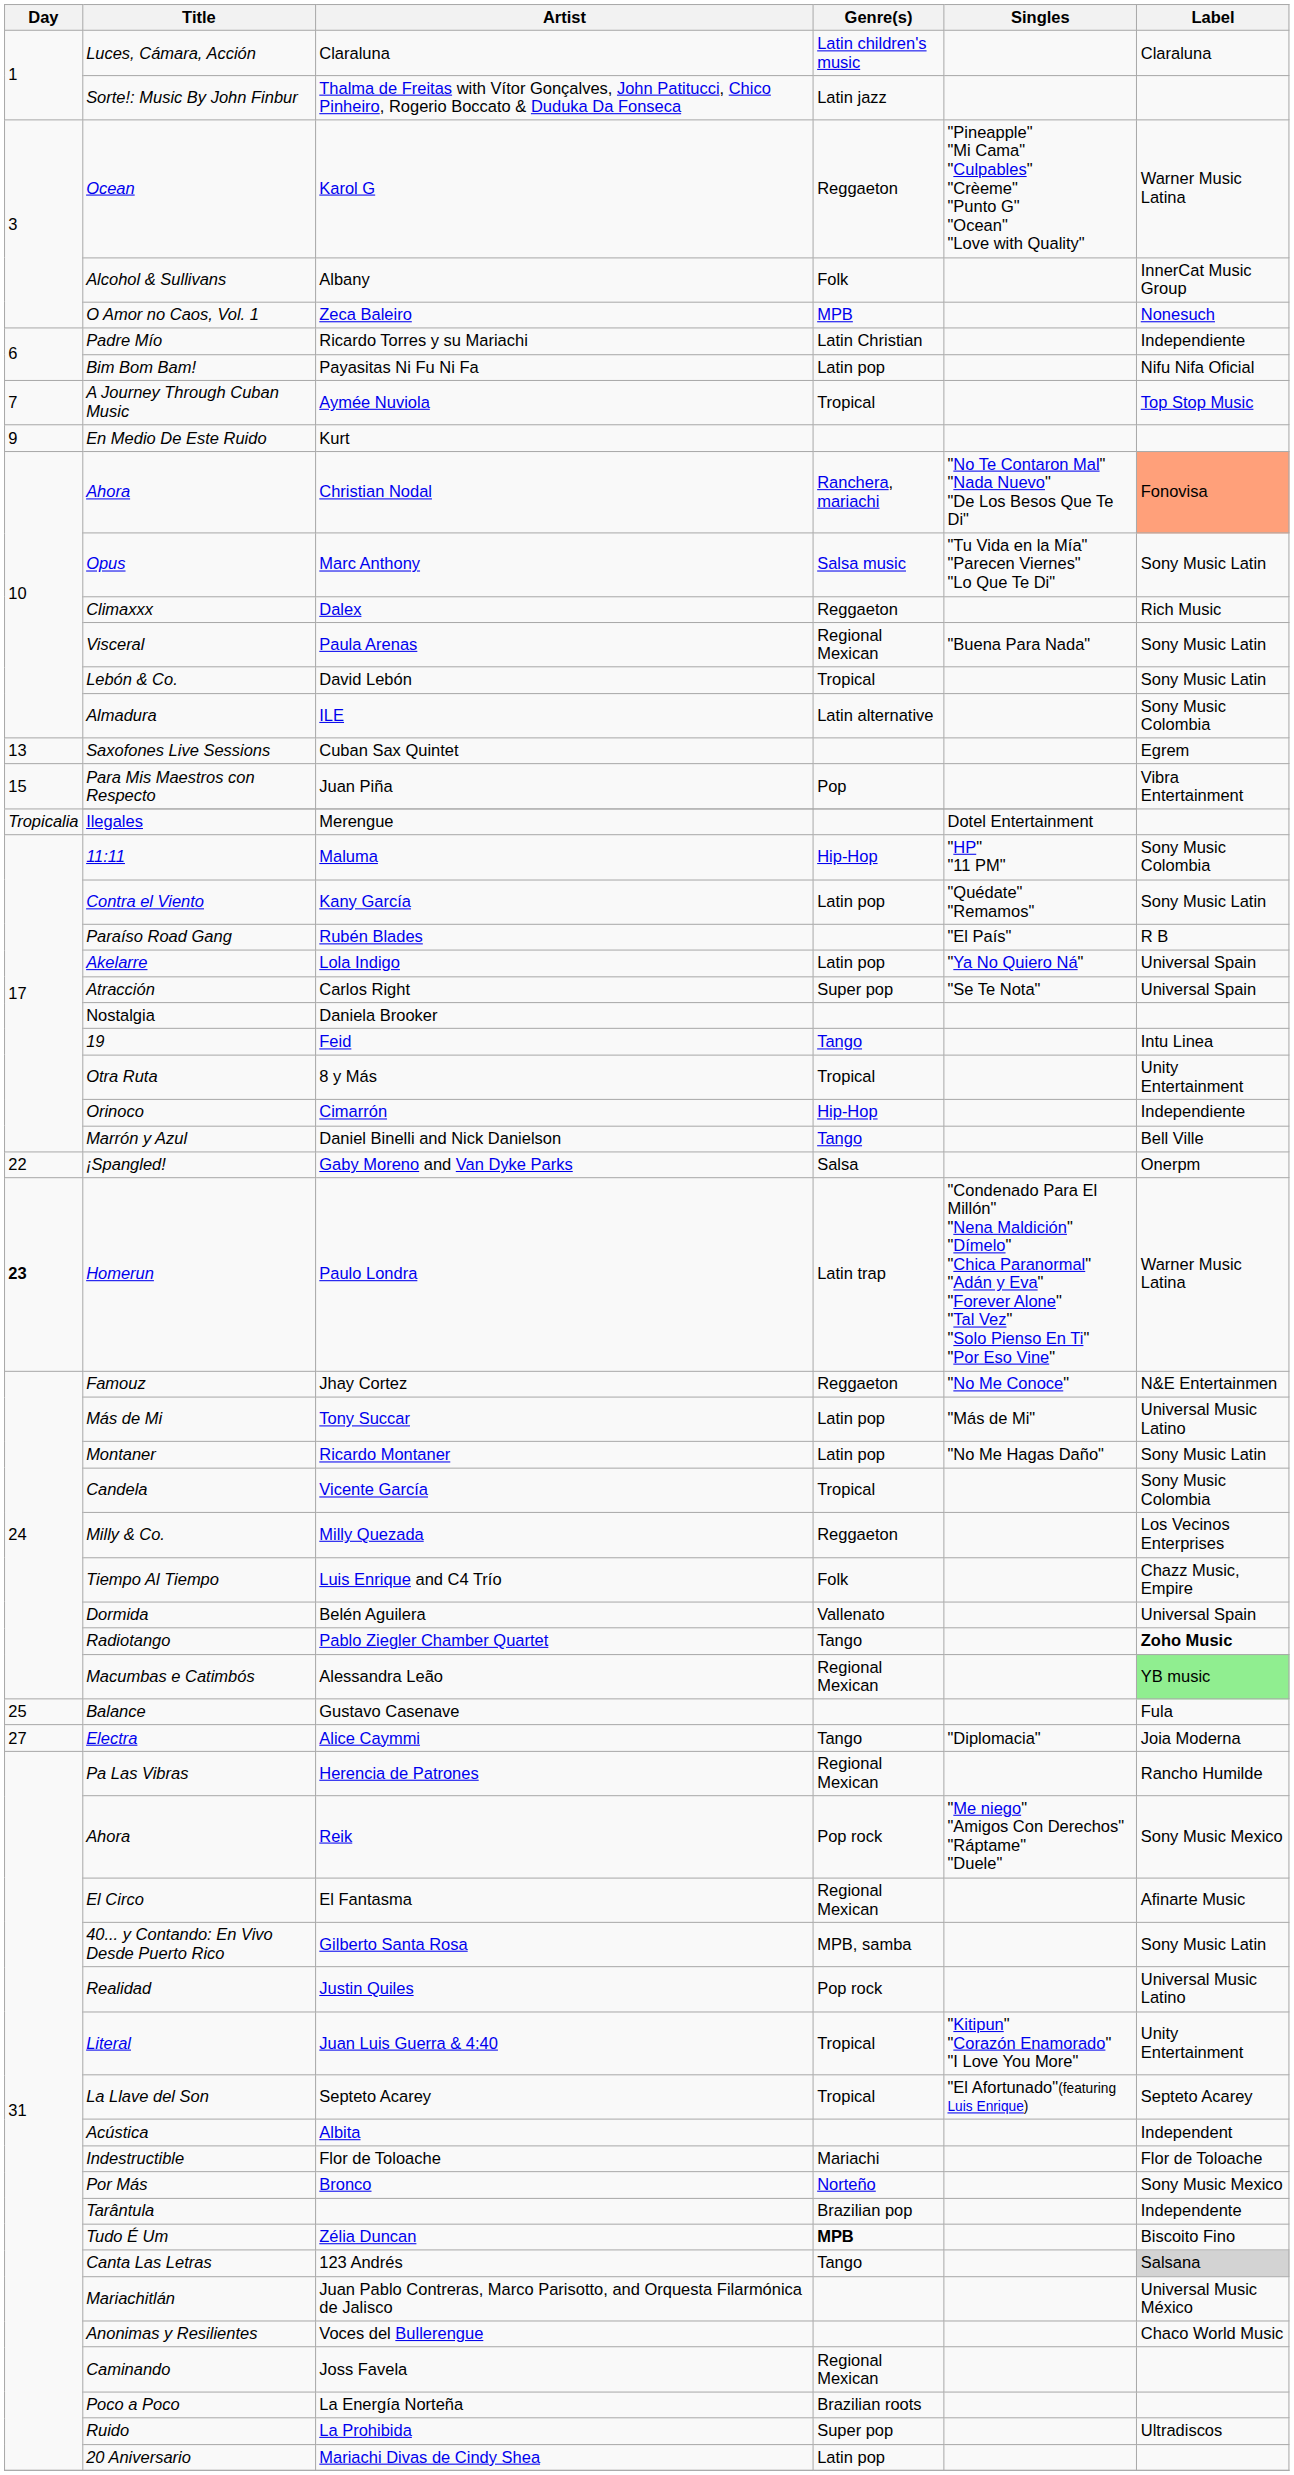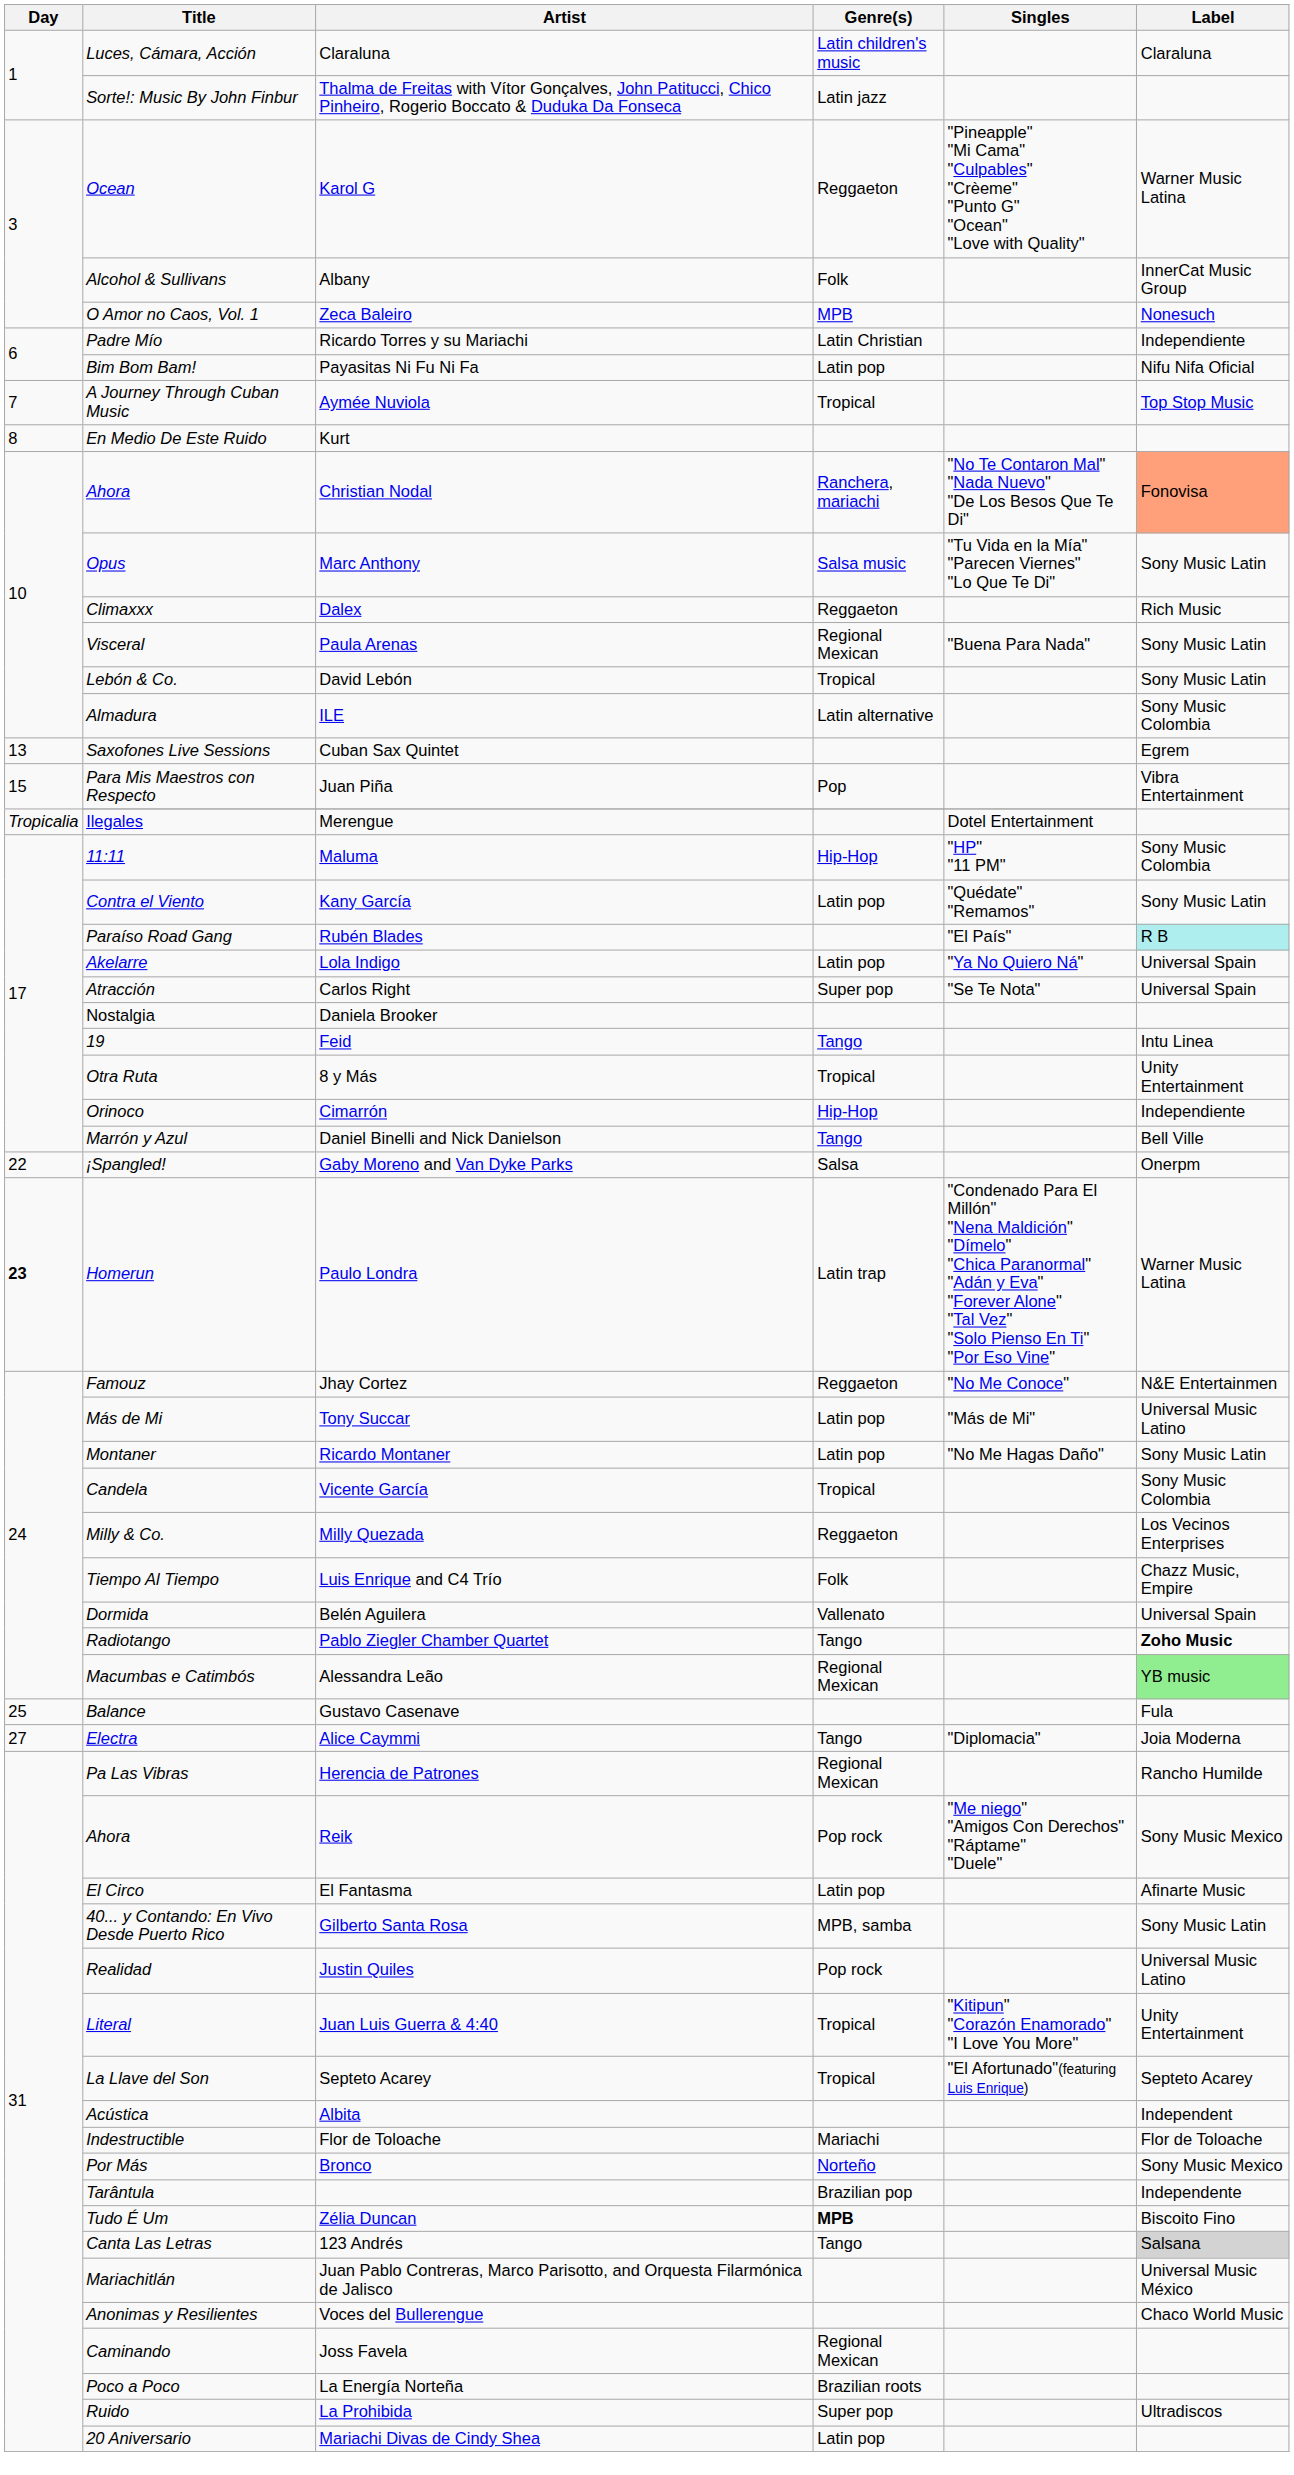(13, 438) 9 -> (13, 438) 8
(1155, 937) no background -> (1155, 937) paleturquoise background
(850, 1899) Regional Mexican -> (851, 1890) Latin pop
